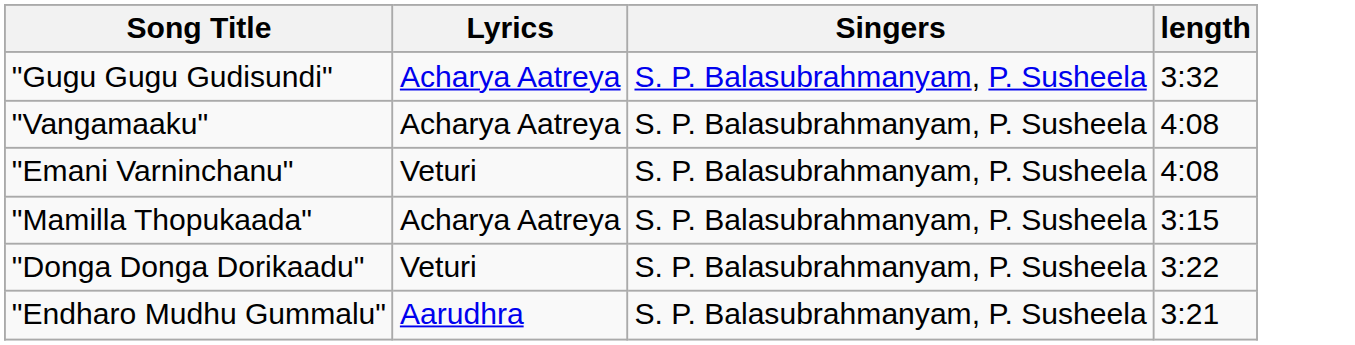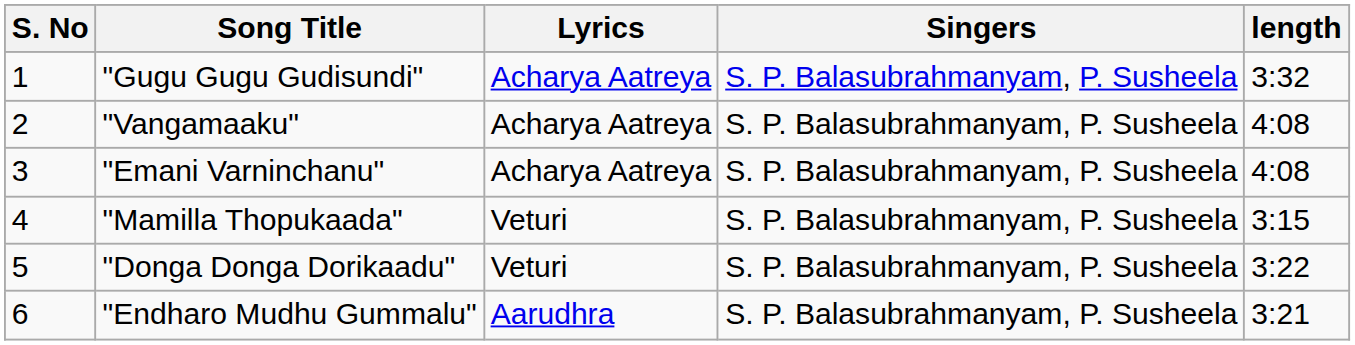+ column: (50, 28)
(438, 171) Veturi -> (601, 171) Acharya Aatreya
(510, 219) Acharya Aatreya -> (529, 219) Veturi
